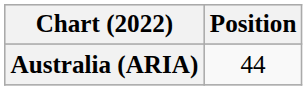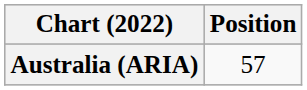(253, 64) 44 -> (253, 64) 57
